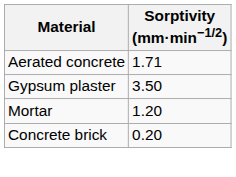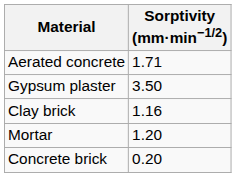+ row: (42, 111)
